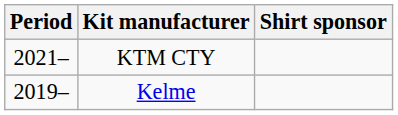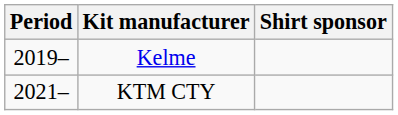rows swapped: (166, 92) <-> (166, 57)
